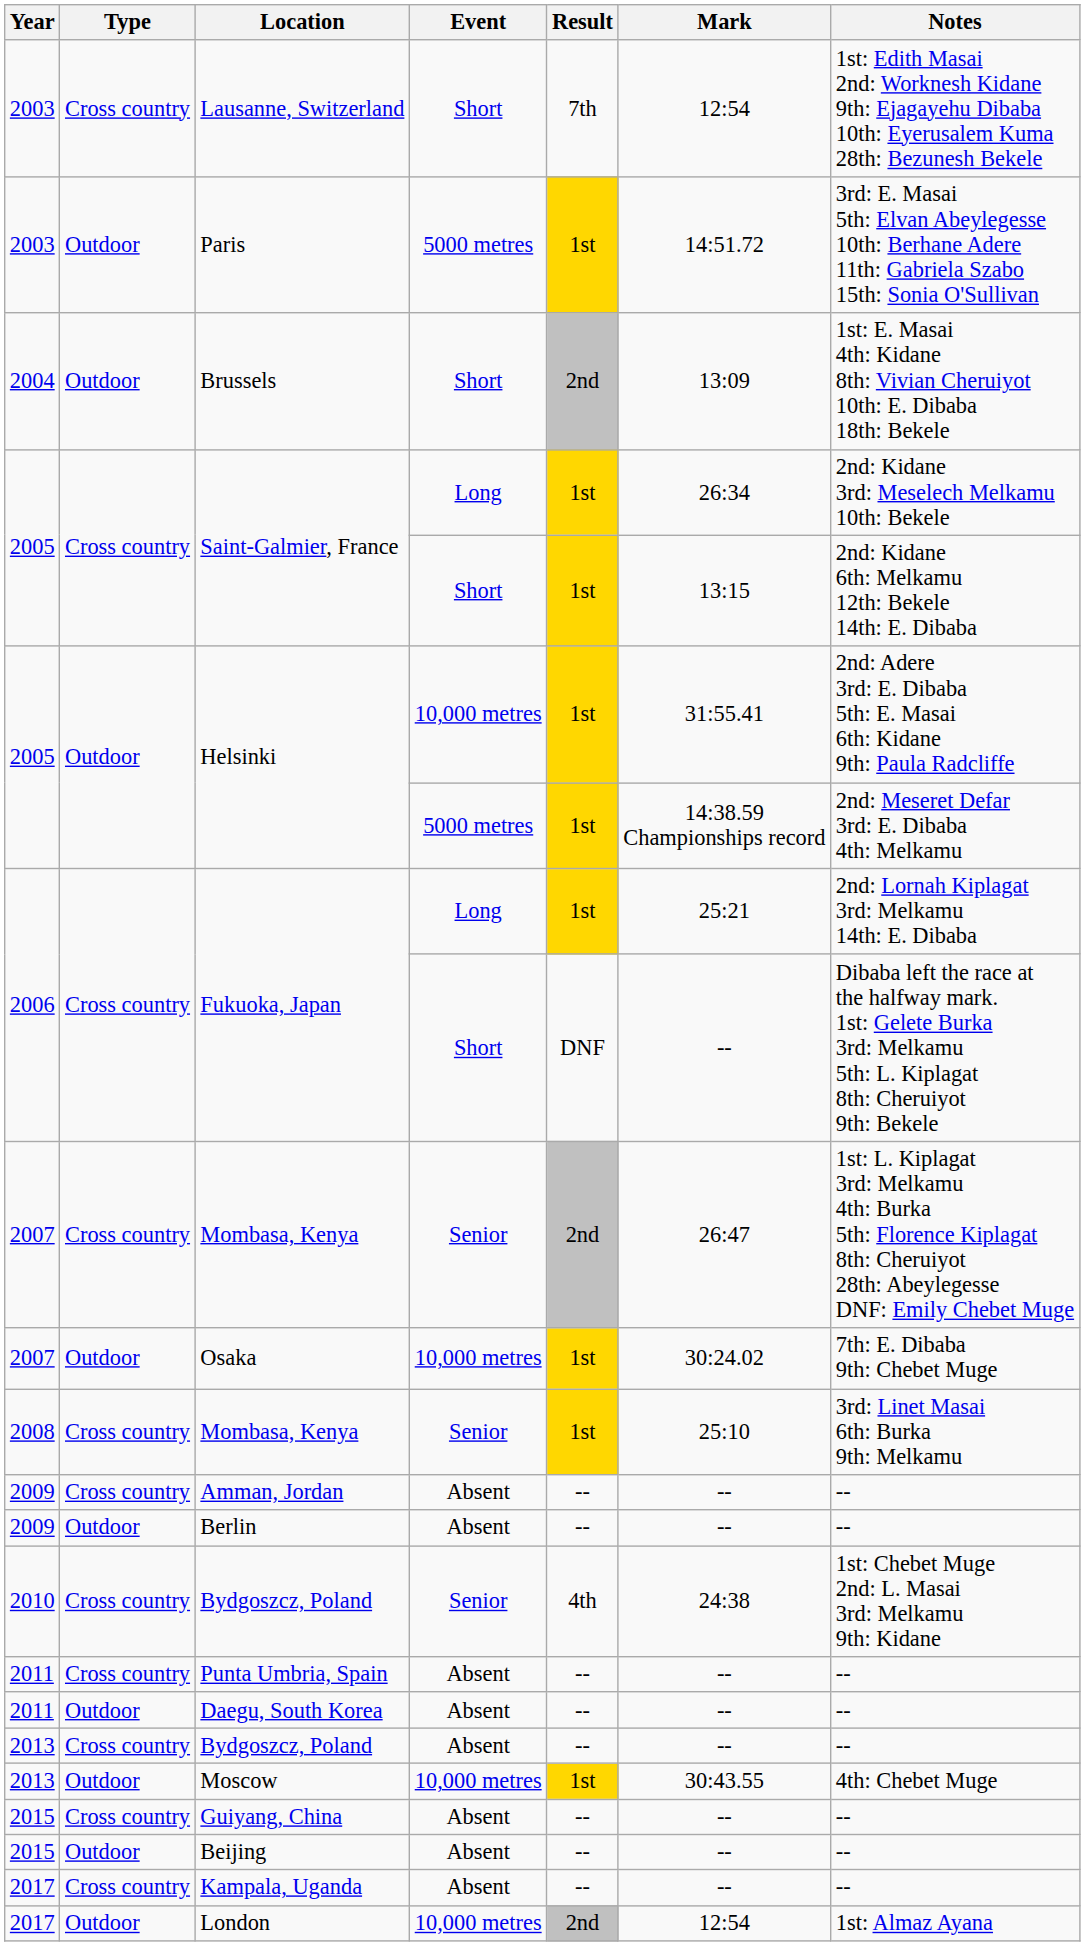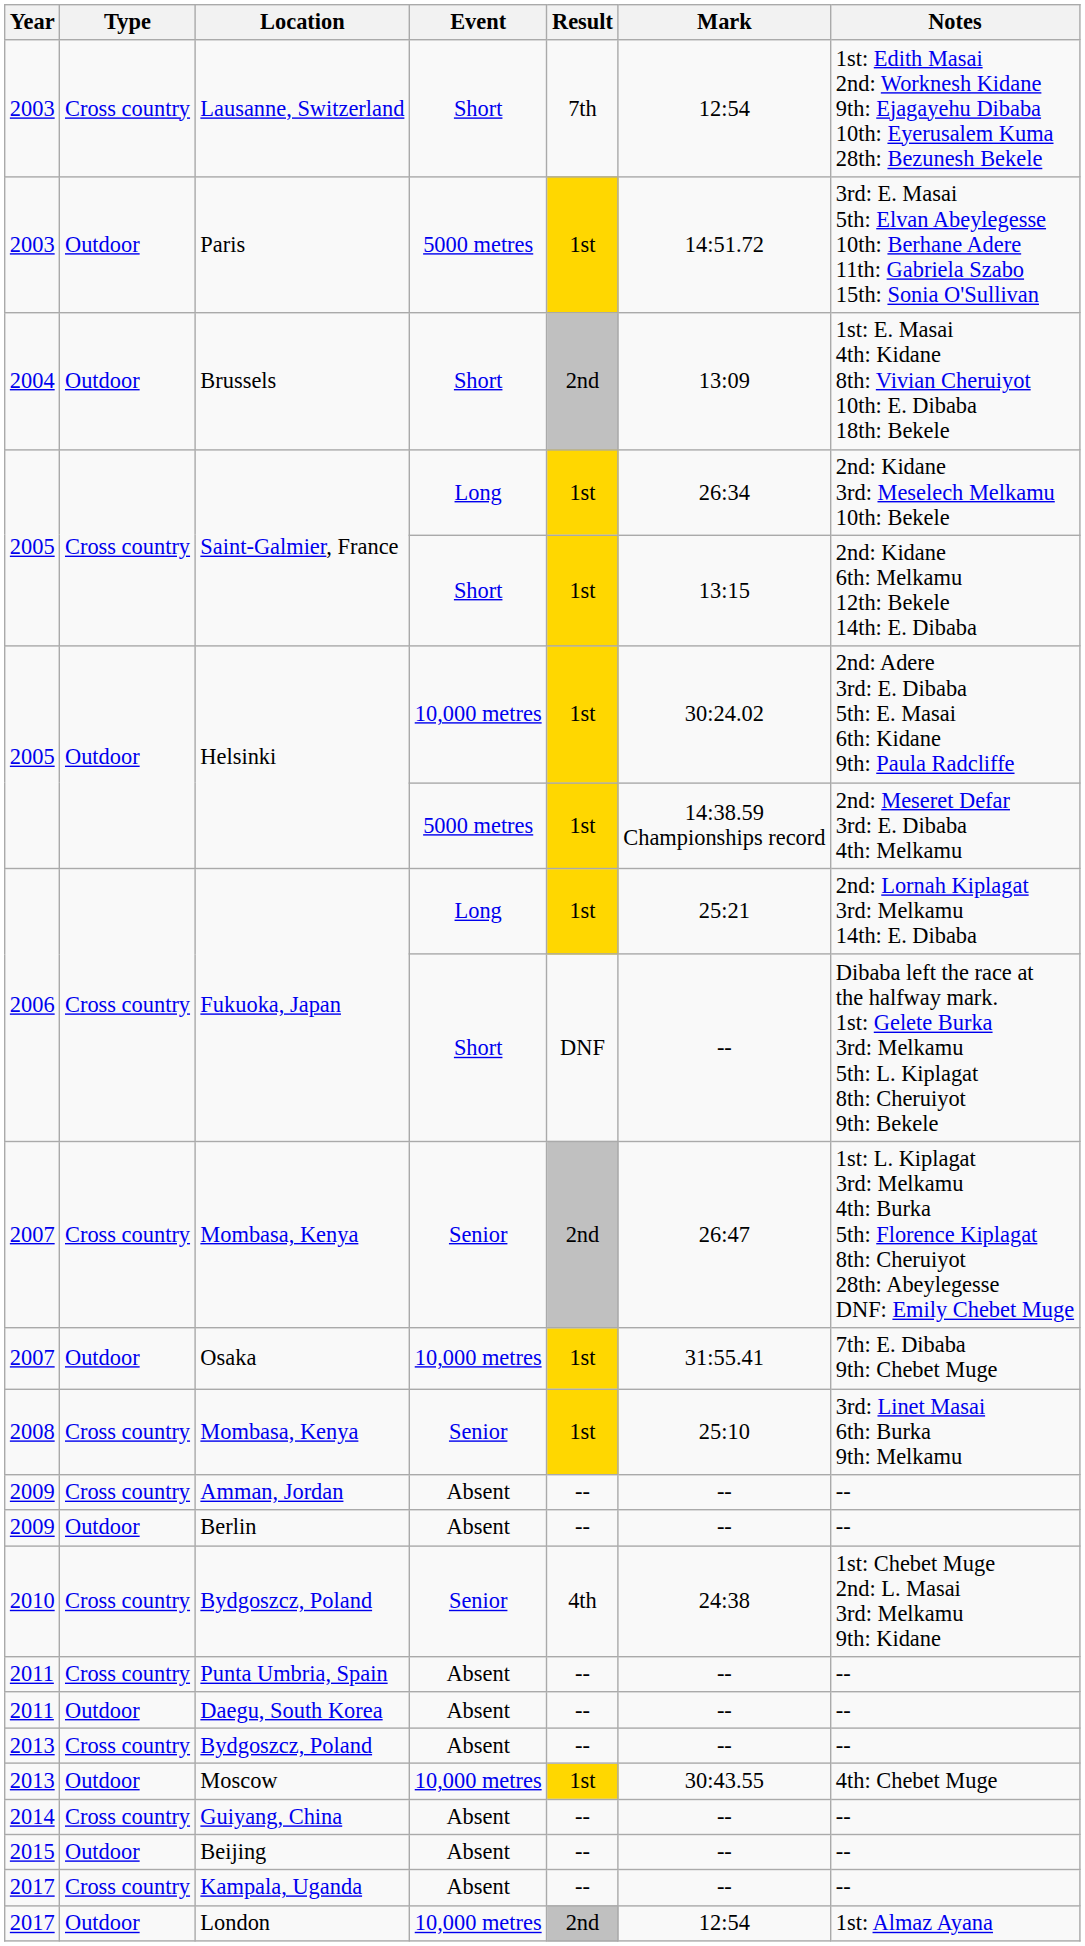(724, 714) 31:55.41 -> (724, 714) 30:24.02
(724, 1358) 30:24.02 -> (724, 1358) 31:55.41
(32, 1816) 2015 -> (32, 1816) 2014
